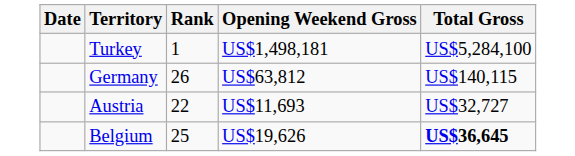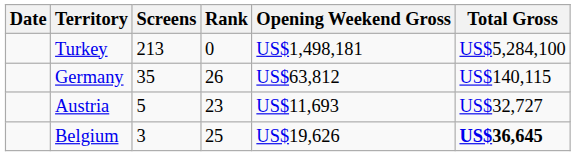+ column: (166, 19)
(175, 48) 1 -> (210, 48) 0
(180, 106) 22 -> (214, 106) 23
